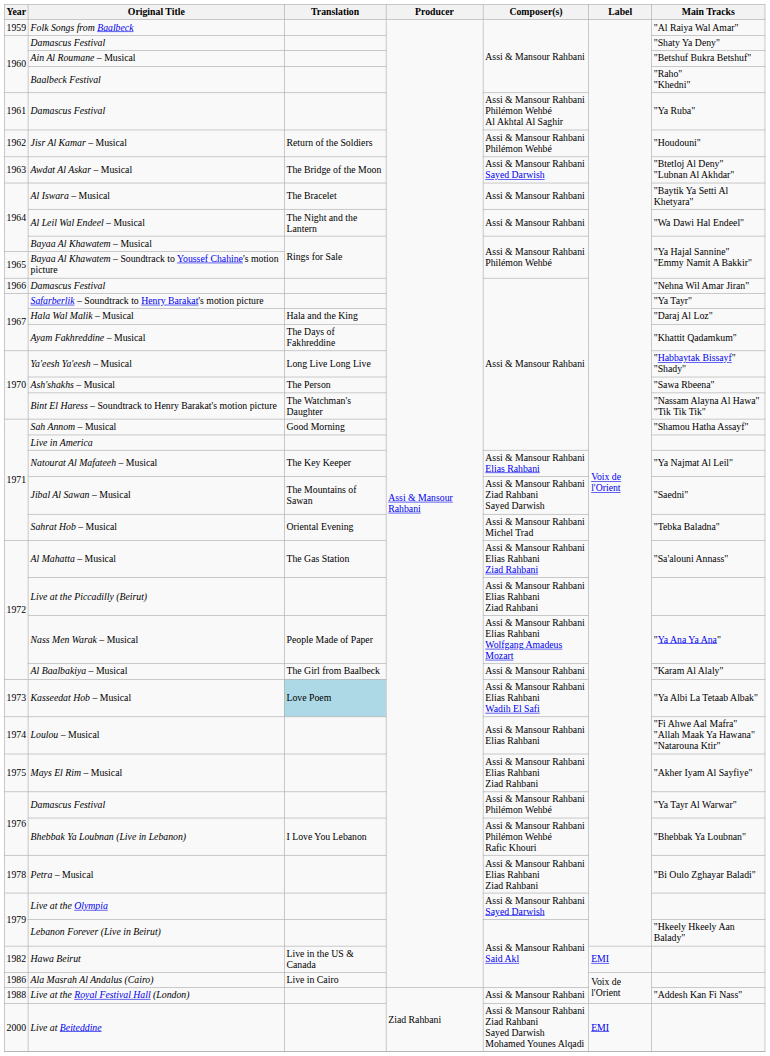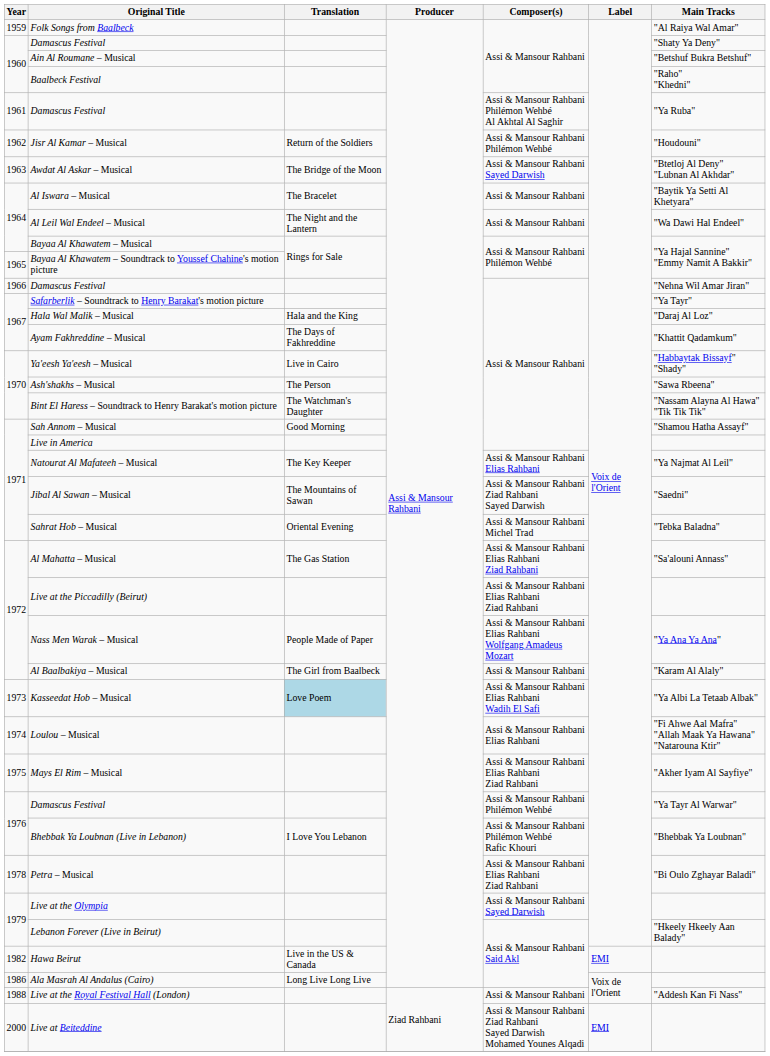(329, 364) Long Live Long Live -> (313, 364) Live in Cairo
(313, 980) Live in Cairo -> (329, 980) Long Live Long Live
